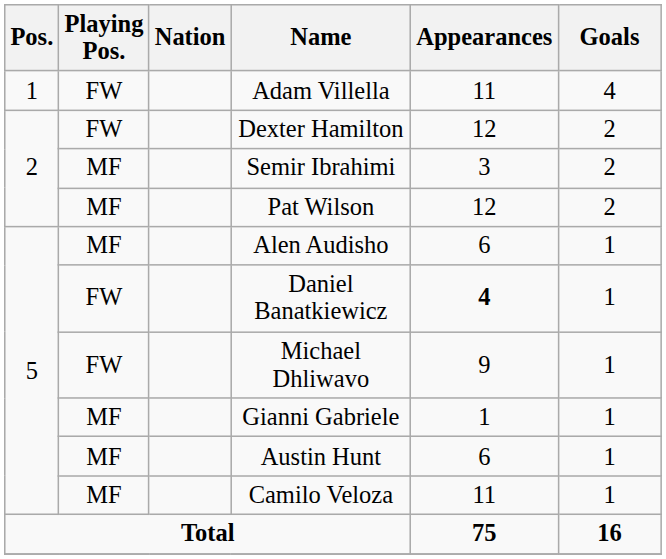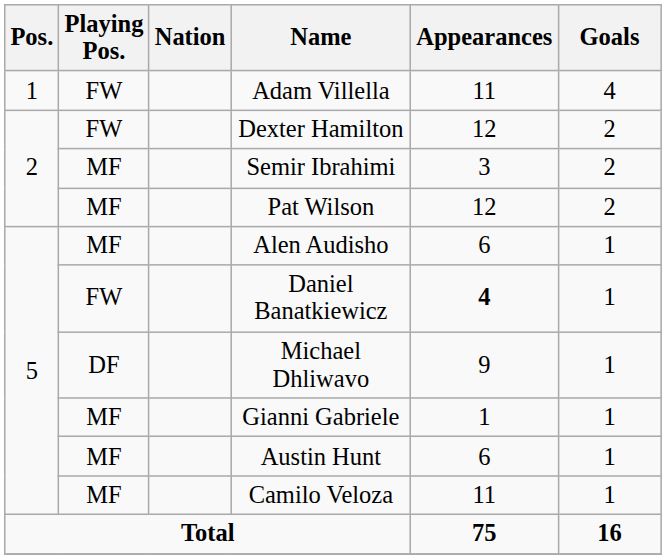(104, 364) FW -> (104, 364) DF
